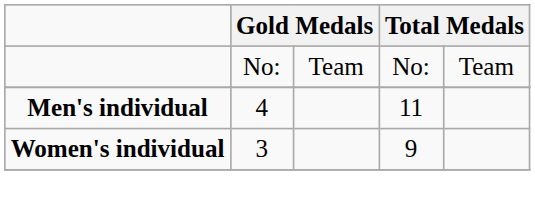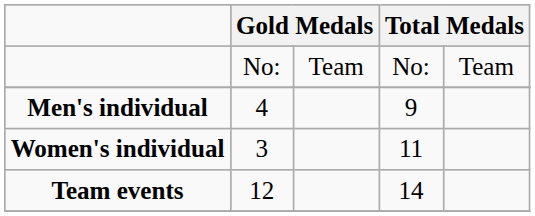(411, 108) 11 -> (411, 108) 9
(411, 149) 9 -> (411, 149) 11
+ row: (118, 190)
